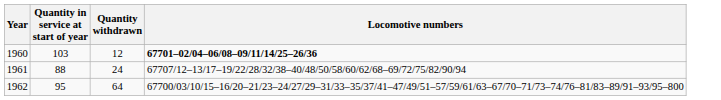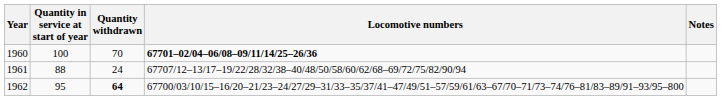+ column: (701, 24)
(60, 53) 103 -> (60, 53) 100
(117, 53) 12 -> (117, 53) 70
(117, 86) normal -> (117, 86) bold
